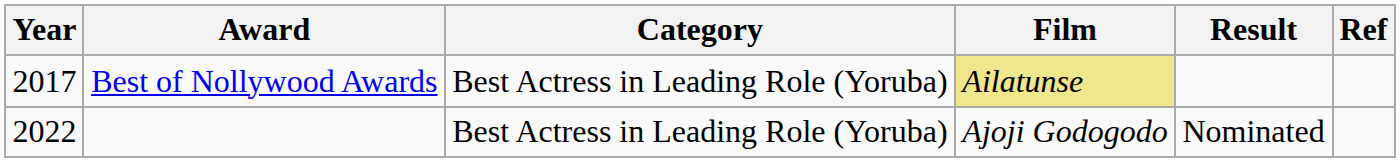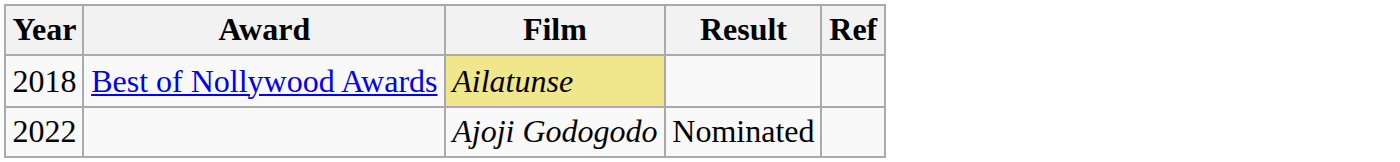- column: (700, 29)
(44, 80) 2017 -> (44, 80) 2018
